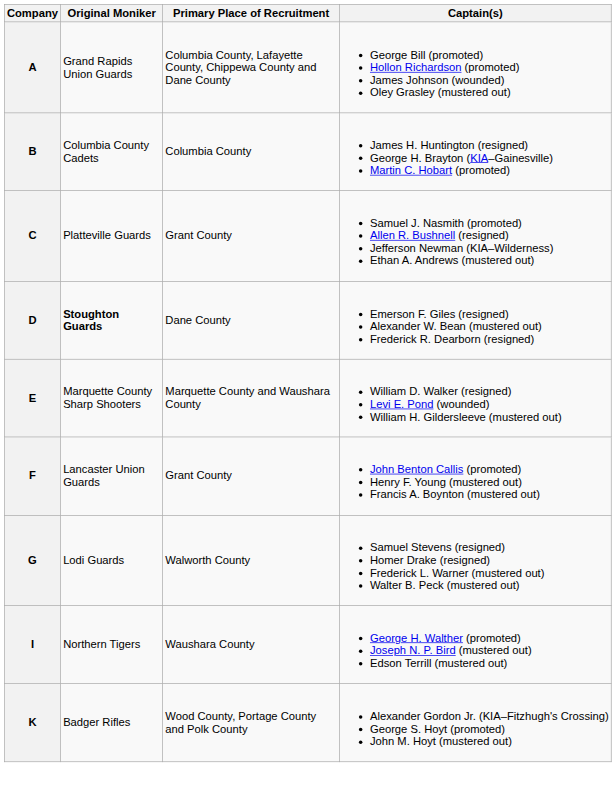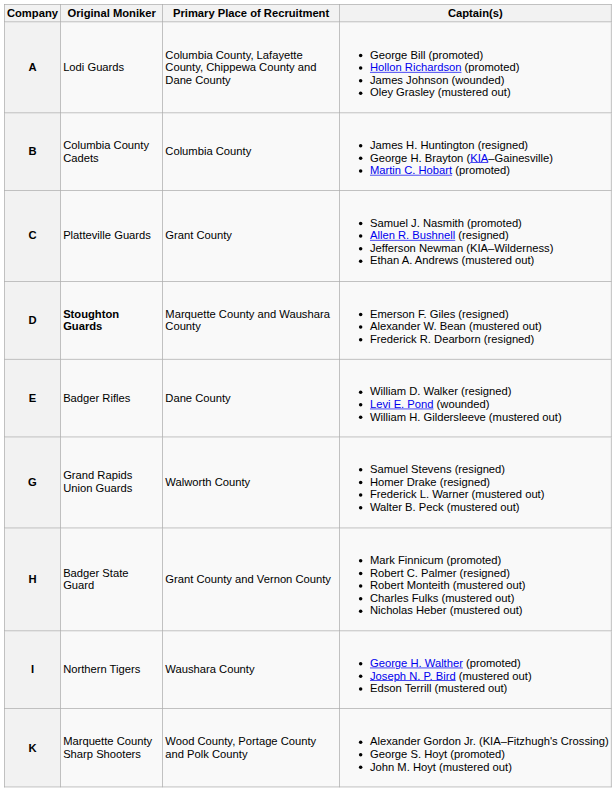(98, 67) Grand Rapids Union Guards -> (94, 67) Lodi Guards
(198, 320) Dane County -> (248, 320) Marquette County and Waushara County
(108, 398) Marquette County Sharp Shooters -> (97, 398) Badger Rifles
(248, 398) Marquette County and Waushara County -> (198, 398) Dane County
- row: (32, 476)
(94, 560) Lodi Guards -> (98, 482) Grand Rapids Union Guards
+ row: (32, 579)
(97, 722) Badger Rifles -> (108, 747) Marquette County Sharp Shooters
